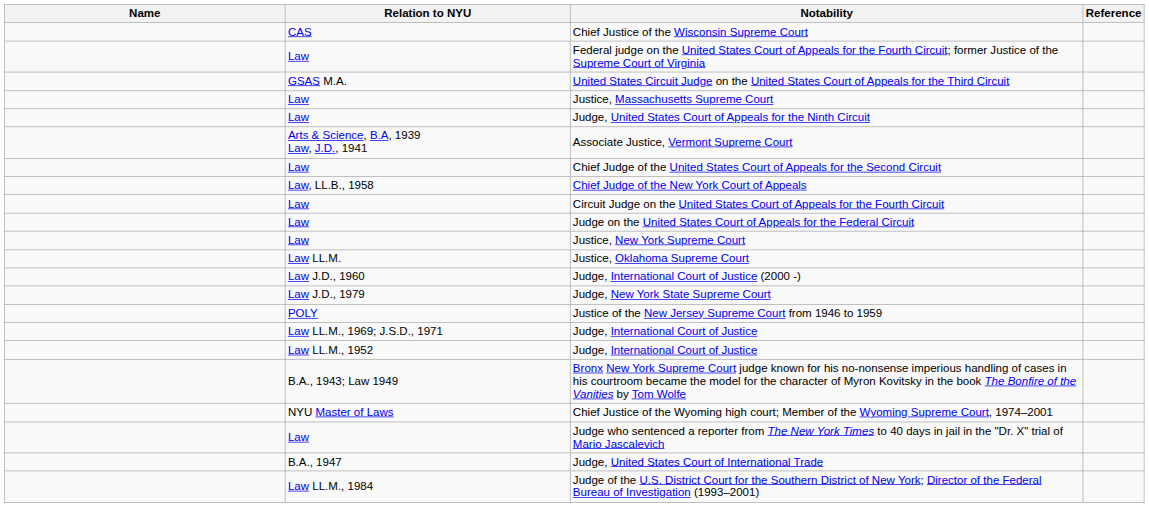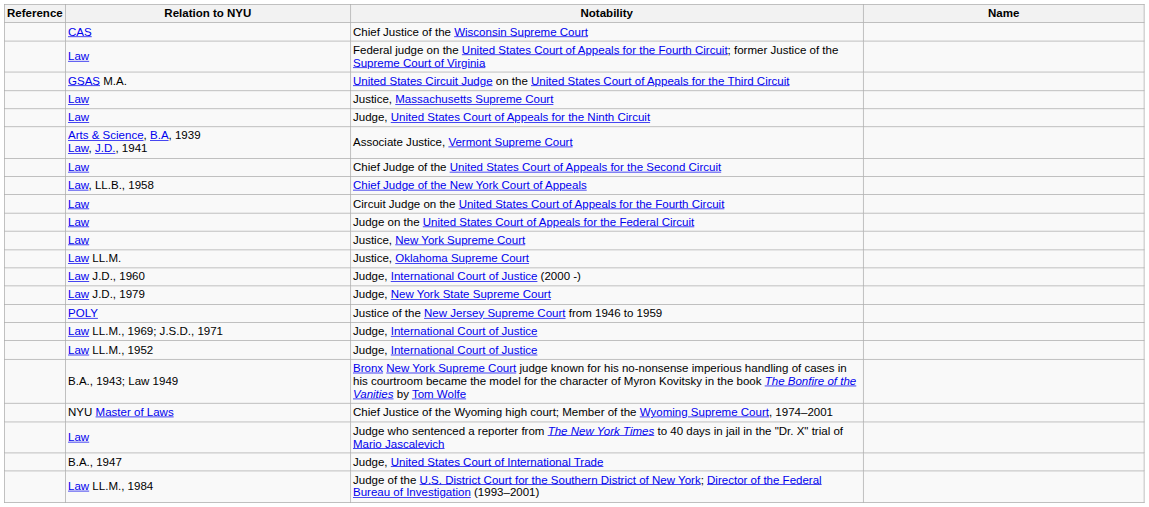columns swapped: (145, 13) <-> (1114, 13)
